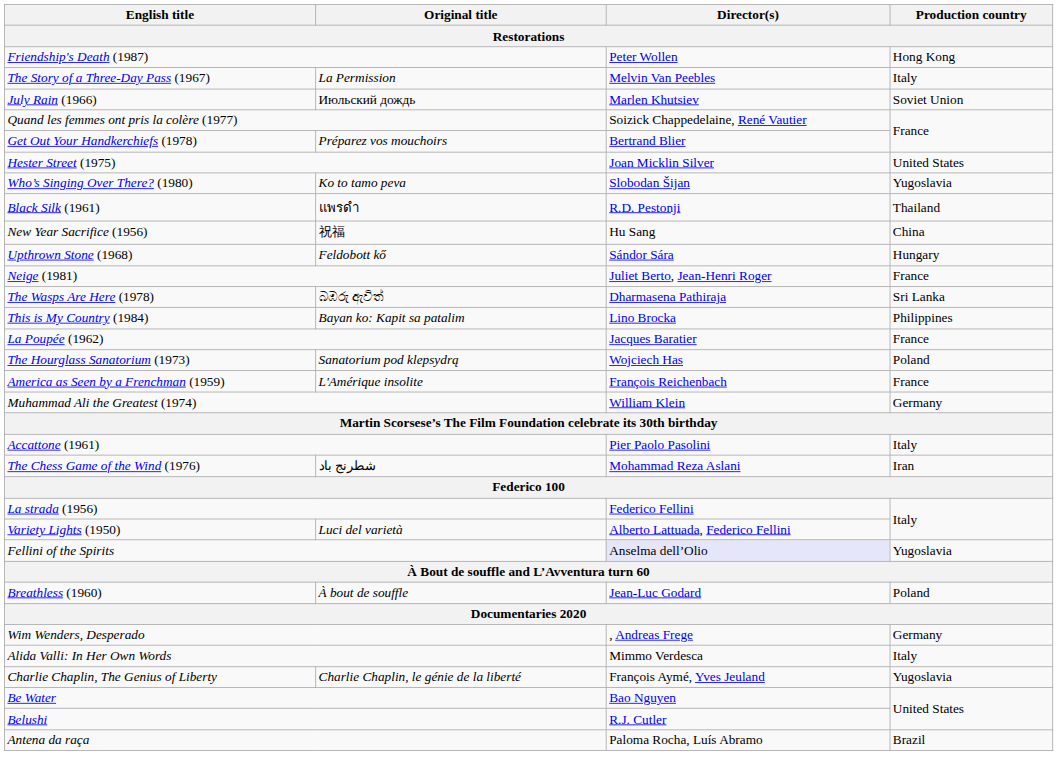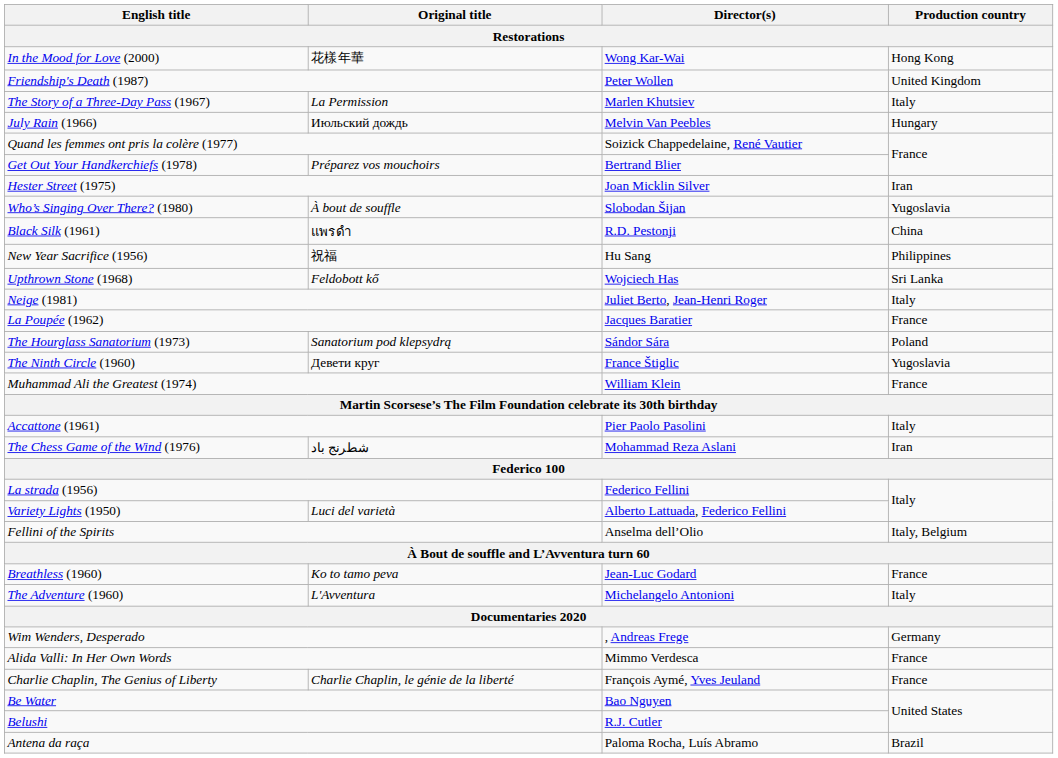+ row: (83, 58)
(924, 57) Hong Kong -> (936, 80) United Kingdom
(662, 78) Melvin Van Peebles -> (649, 101) Marlen Khutsiev
(654, 99) Marlen Khutsiev -> (658, 122) Melvin Van Peebles
(928, 99) Soviet Union -> (914, 122) Hungary
(928, 162) United States -> (902, 186) Iran
(362, 183) Ko to tamo peva -> (356, 207) À bout de souffle
(916, 207) Thailand -> (907, 231) China
(909, 232) China -> (921, 256) Philippines
(641, 255) Sándor Sára -> (642, 278) Wojciech Has
(916, 255) Hungary -> (917, 278) Sri Lanka
(911, 276) France -> (903, 299) Italy
- row: (81, 297)
- row: (78, 318)
(646, 360) Wojciech Has -> (637, 341) Sándor Sára
- row: (116, 381)
+ row: (71, 362)
(918, 402) Germany -> (909, 383) France
(658, 550) lavender background -> (654, 532) no background
(922, 550) Yugoslavia -> (929, 532) Italy, Belgium
(363, 592) À bout de souffle -> (355, 574) Ko to tamo peva
(911, 592) Poland -> (909, 574) France
+ row: (65, 595)
(905, 655) Italy -> (909, 658) France
(922, 677) Yugoslavia -> (909, 679) France
